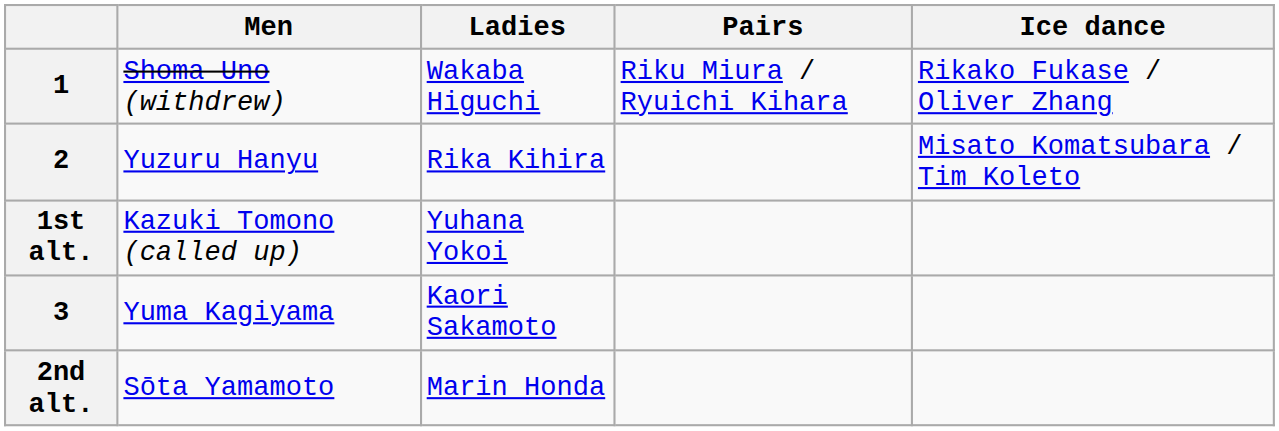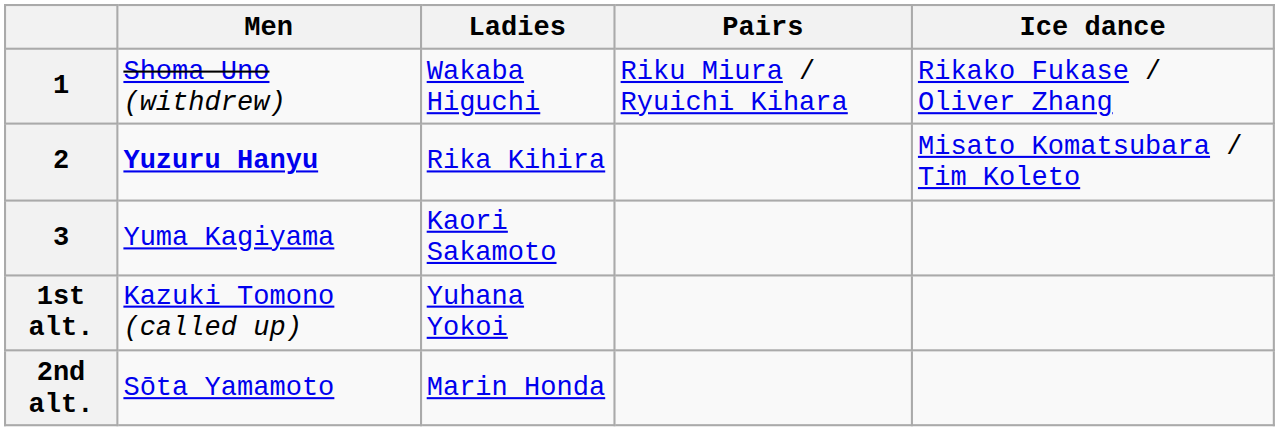(221, 162) normal -> (221, 162) bold
rows swapped: (61, 313) <-> (61, 237)
